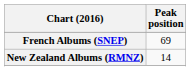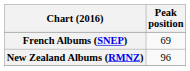(166, 57) 14 -> (166, 57) 96
